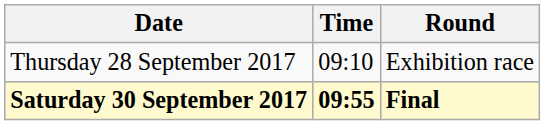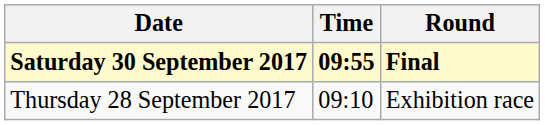rows swapped: (153, 61) <-> (159, 100)
